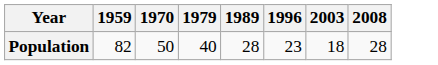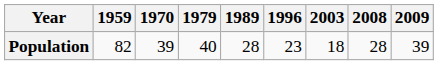+ column: (412, 18)
(166, 45) 50 -> (166, 45) 39
